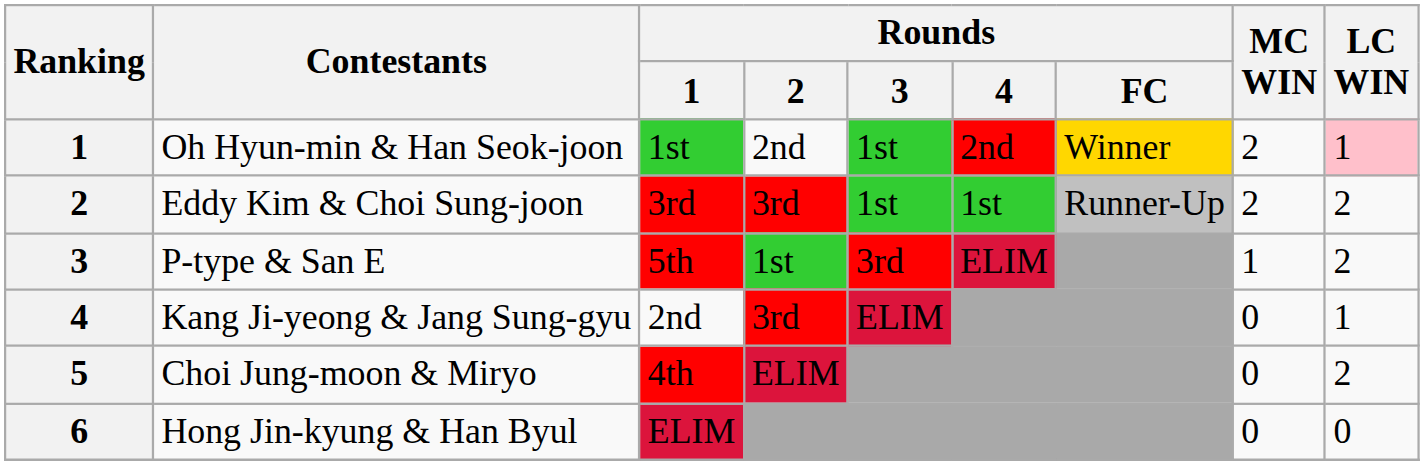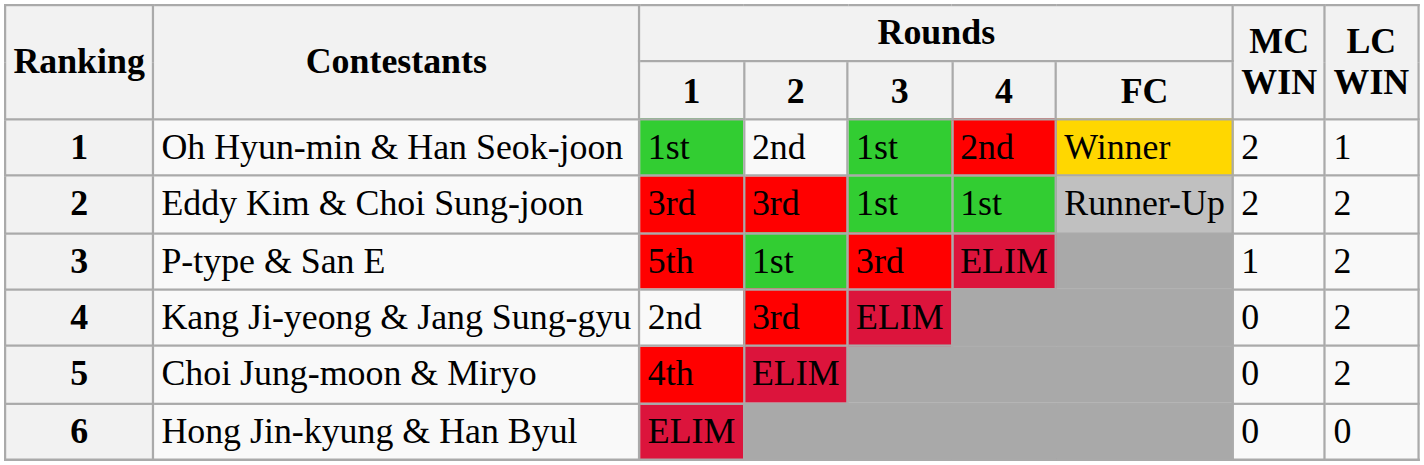(1343, 146) pink background -> (1343, 146) no background
(1343, 317) 1 -> (1343, 317) 2
